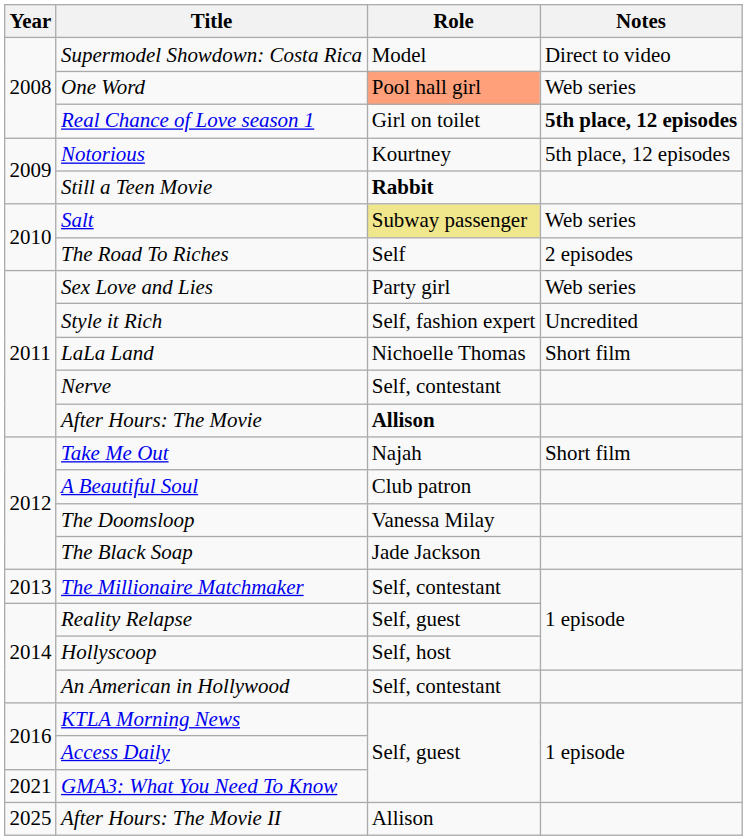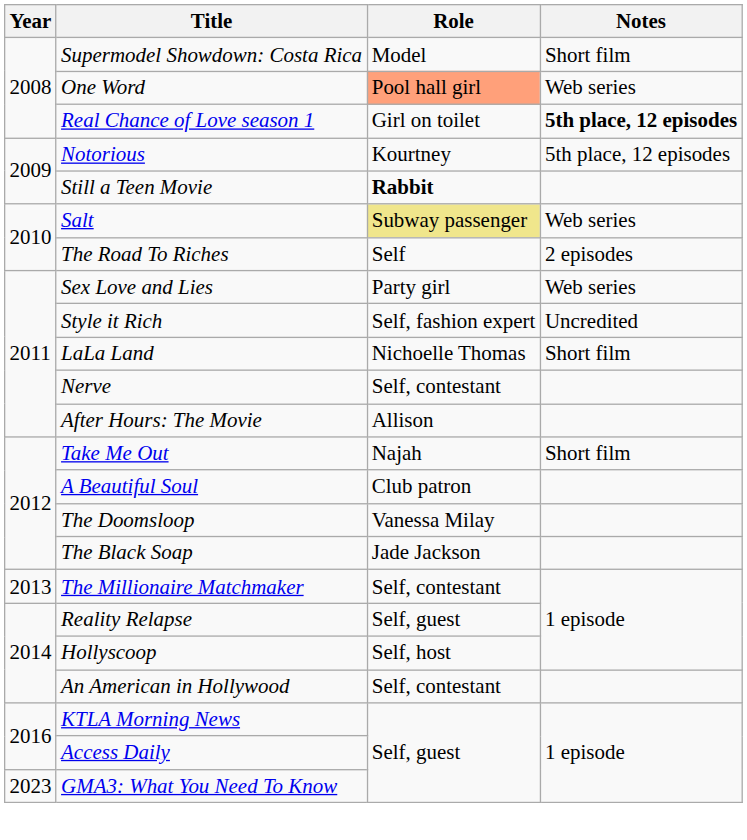(608, 54) Direct to video -> (588, 54) Short film
(403, 420) bold -> (403, 420) normal
(30, 785) 2021 -> (30, 785) 2023
- row: (171, 818)
